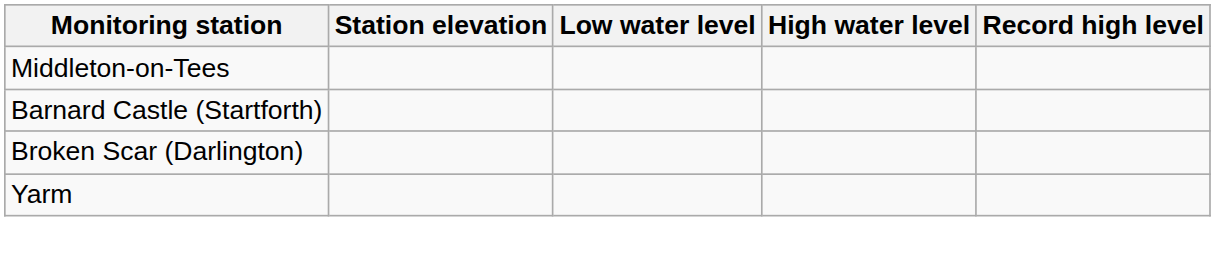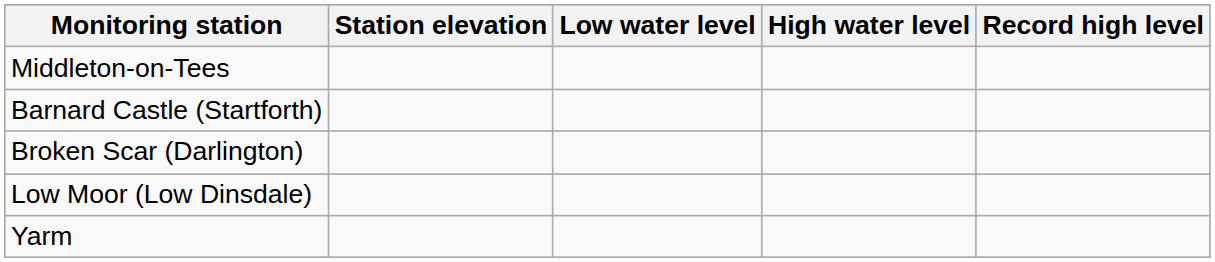+ row: (162, 194)
